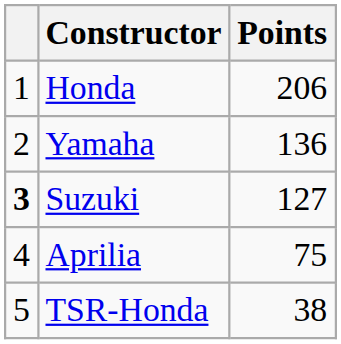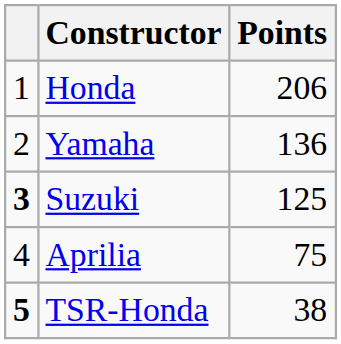(302, 199) 127 -> (302, 199) 125
(21, 310) normal -> (21, 310) bold
